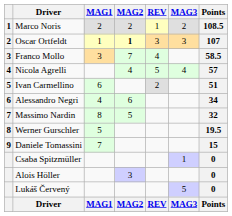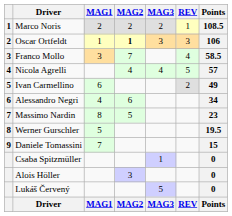columns swapped: (184, 11) <-> (157, 11)
(213, 41) 107 -> (213, 41) 106
(213, 85) 51 -> (213, 85) 49
(213, 115) 32 -> (213, 115) 23
